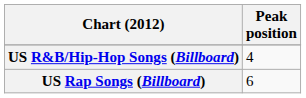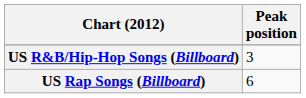(250, 57) 4 -> (250, 57) 3
